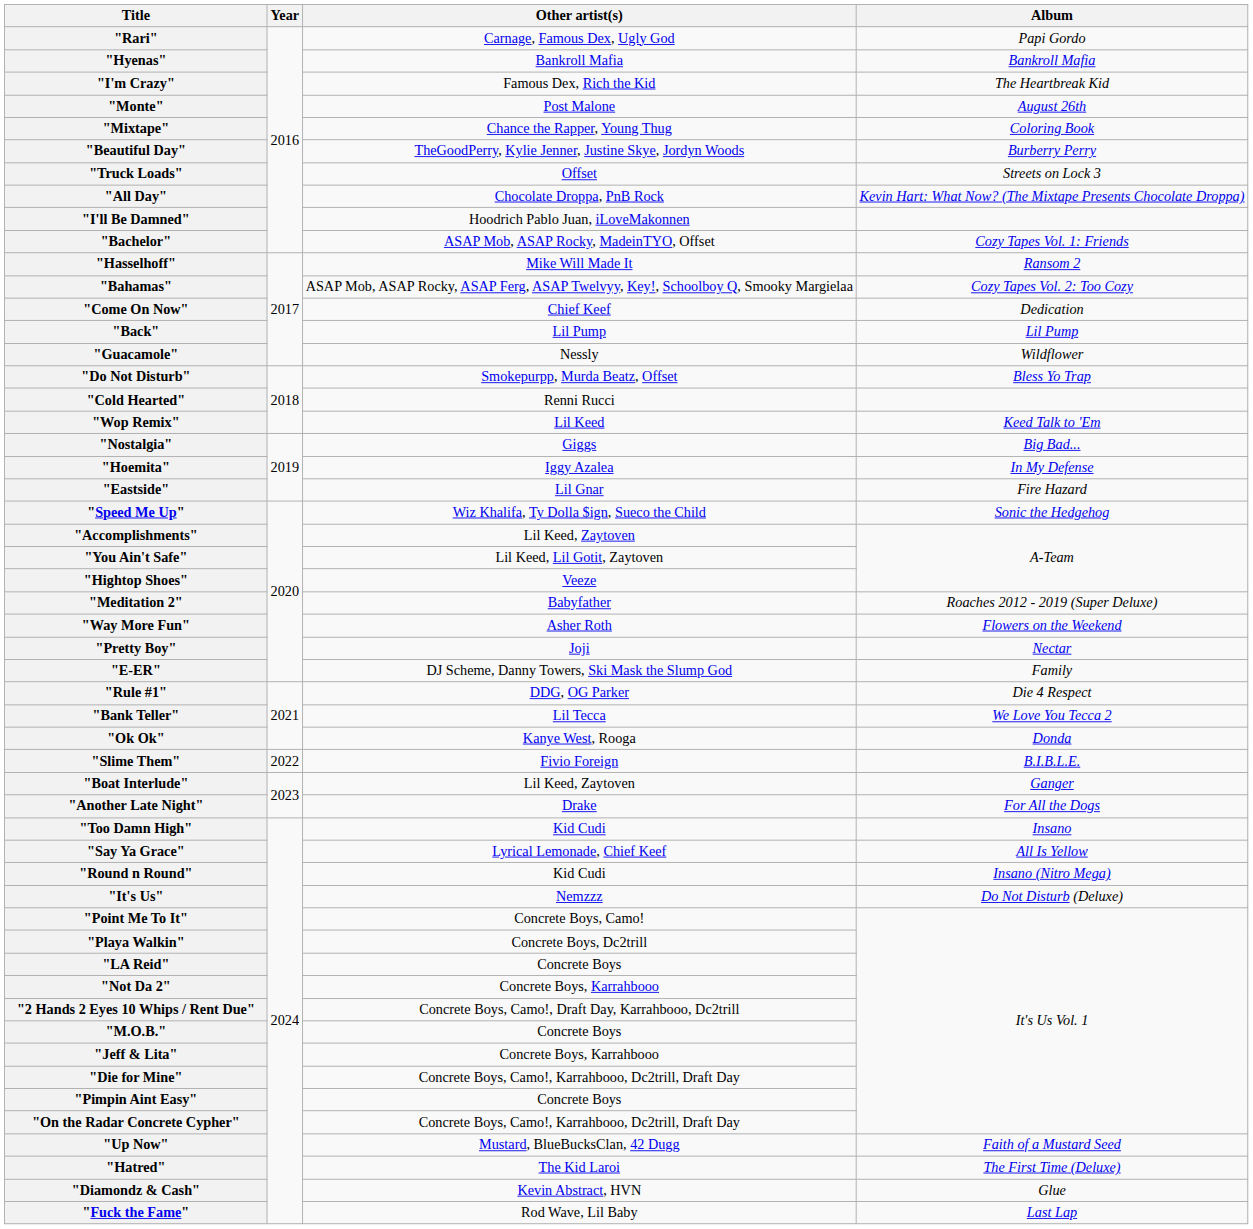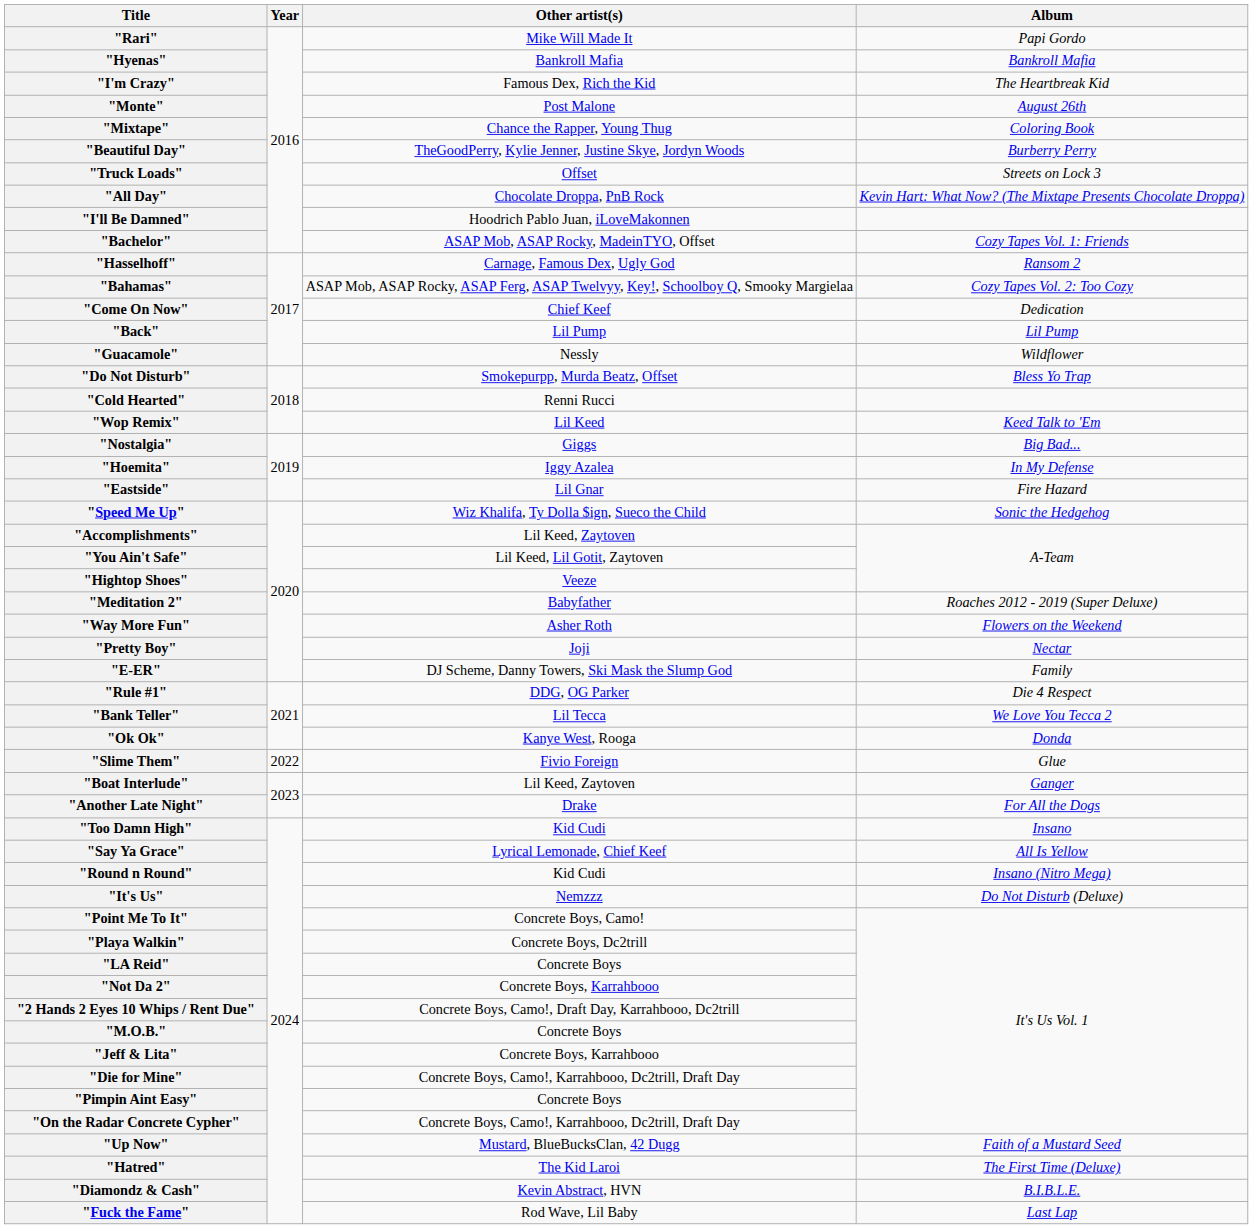(579, 38) Carnage, Famous Dex, Ugly God -> (579, 38) Mike Will Made It
(579, 264) Mike Will Made It -> (579, 264) Carnage, Famous Dex, Ugly God
(1052, 761) B.I.B.L.E. -> (1052, 761) Glue
(1052, 1190) Glue -> (1052, 1190) B.I.B.L.E.
